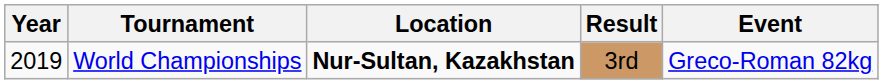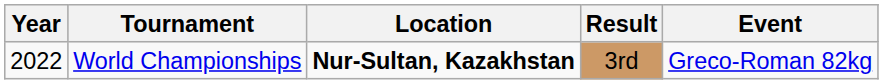(36, 61) 2019 -> (36, 61) 2022
